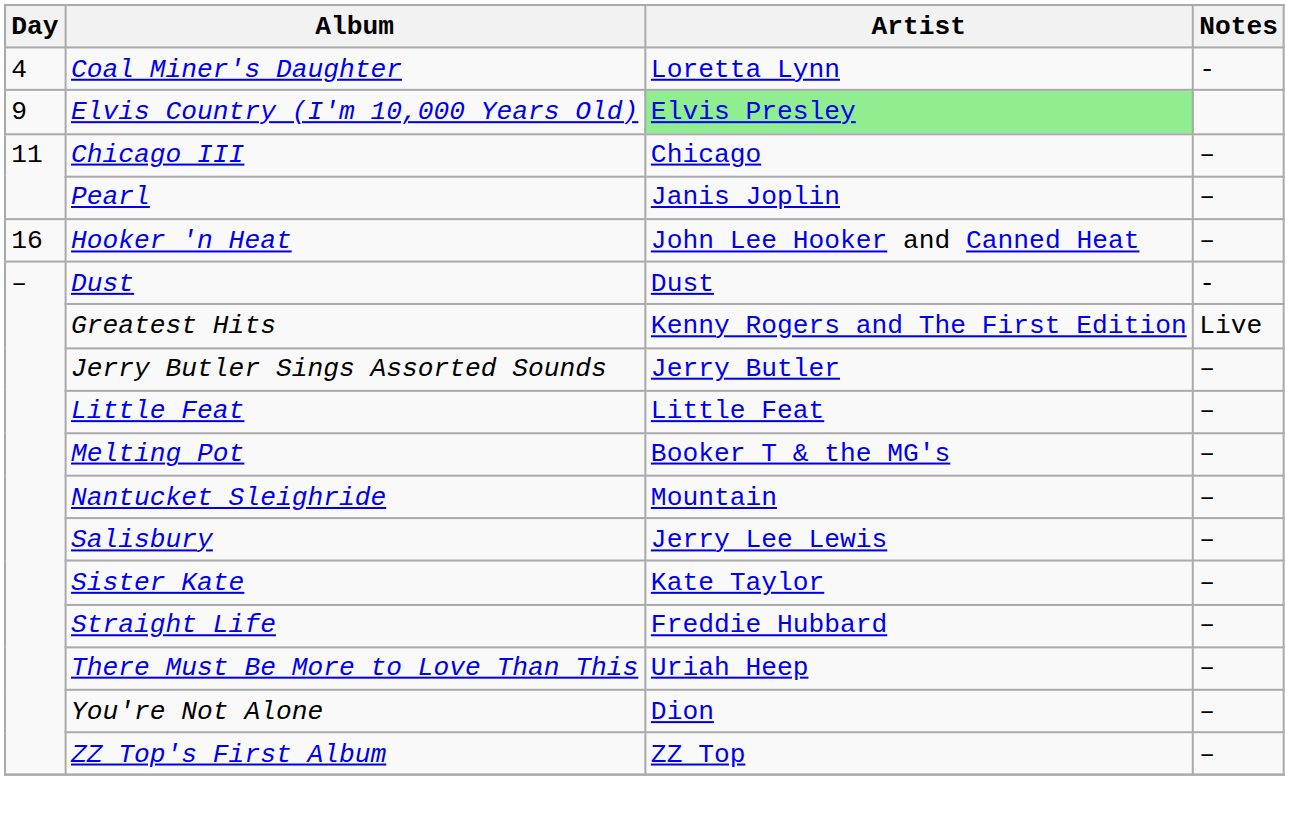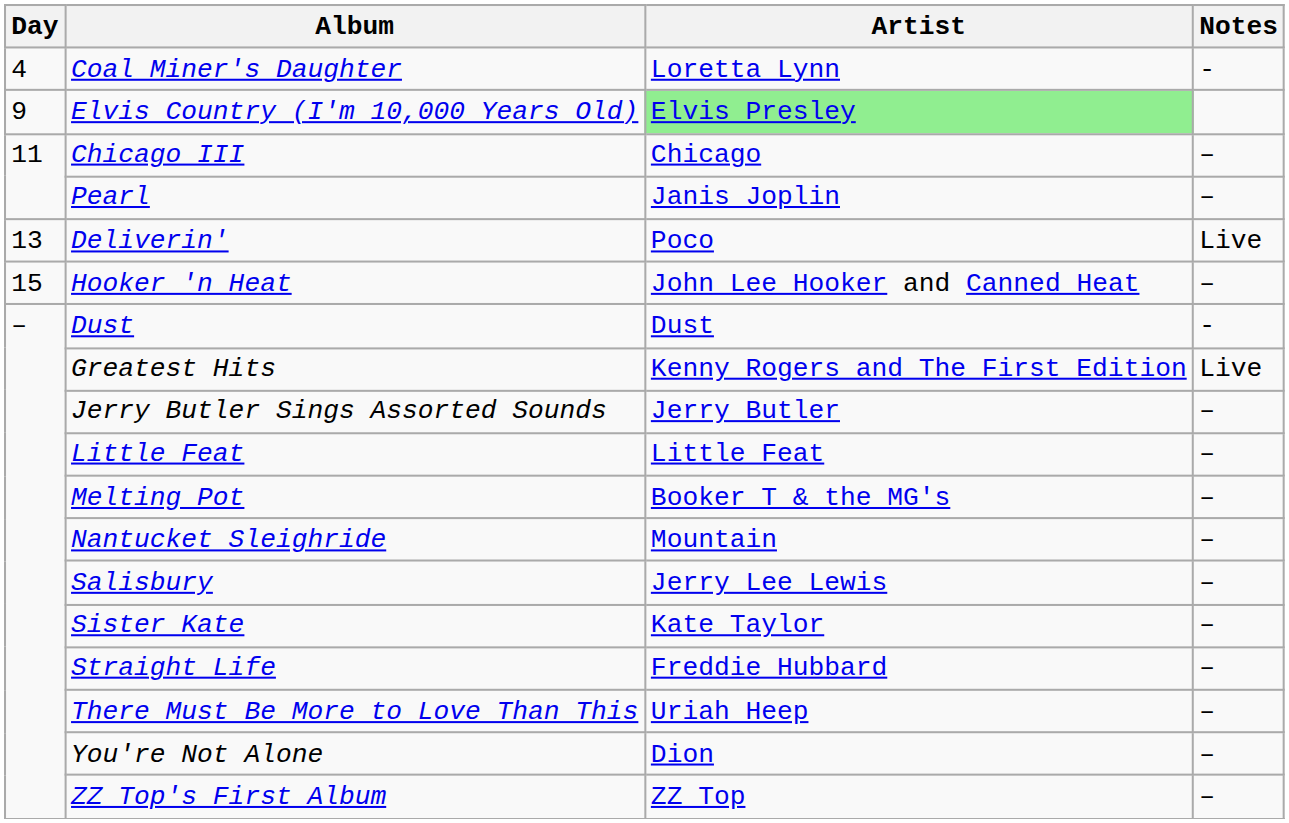+ row: (150, 240)
(27, 240) 16 -> (27, 283) 15
